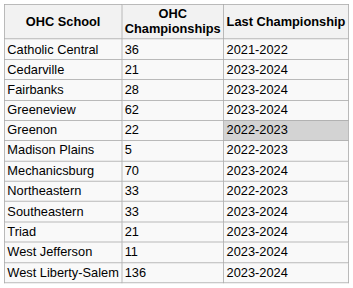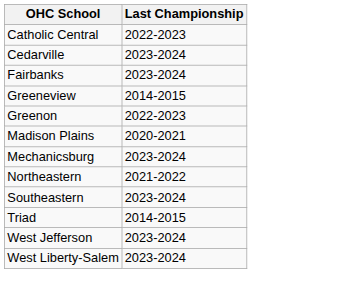- column: (173, 21)
(257, 49) 2021-2022 -> (155, 34) 2022-2023
(257, 110) 2023-2024 -> (155, 95) 2014-2015
(257, 130) lightgrey background -> (155, 116) no background
(257, 150) 2022-2023 -> (155, 136) 2020-2021
(257, 191) 2022-2023 -> (155, 177) 2021-2022
(257, 232) 2023-2024 -> (155, 217) 2014-2015
